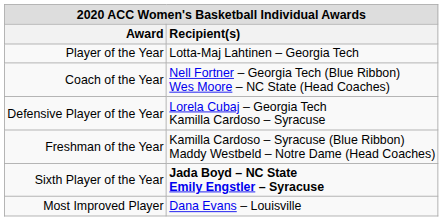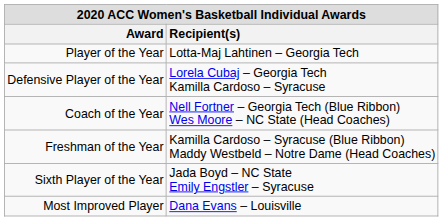rows swapped: (114, 80) <-> (85, 114)
(247, 180) bold -> (242, 180) normal
